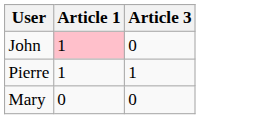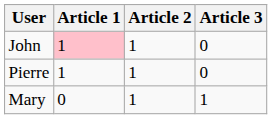+ column: (160, 18)
(133, 72) 1 -> (204, 72) 0
(133, 99) 0 -> (204, 99) 1
